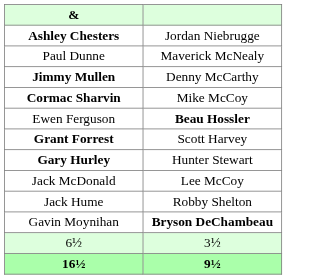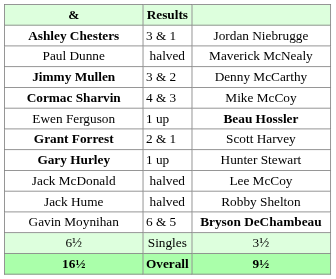+ column: (167, 14)
